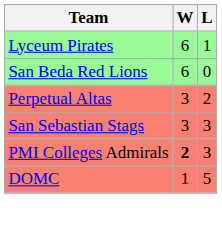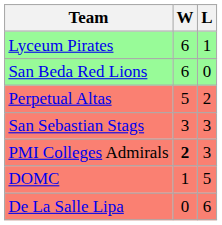(185, 98) 3 -> (185, 98) 5
+ row: (66, 206)
